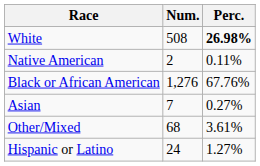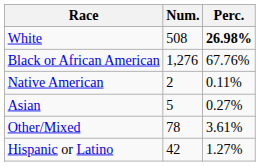rows swapped: (84, 82) <-> (56, 60)
(170, 104) 7 -> (170, 104) 5
(173, 127) 68 -> (173, 127) 78
(173, 149) 24 -> (173, 149) 42
